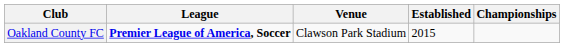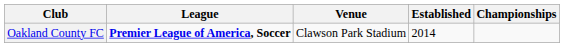(424, 33) 2015 -> (424, 33) 2014
